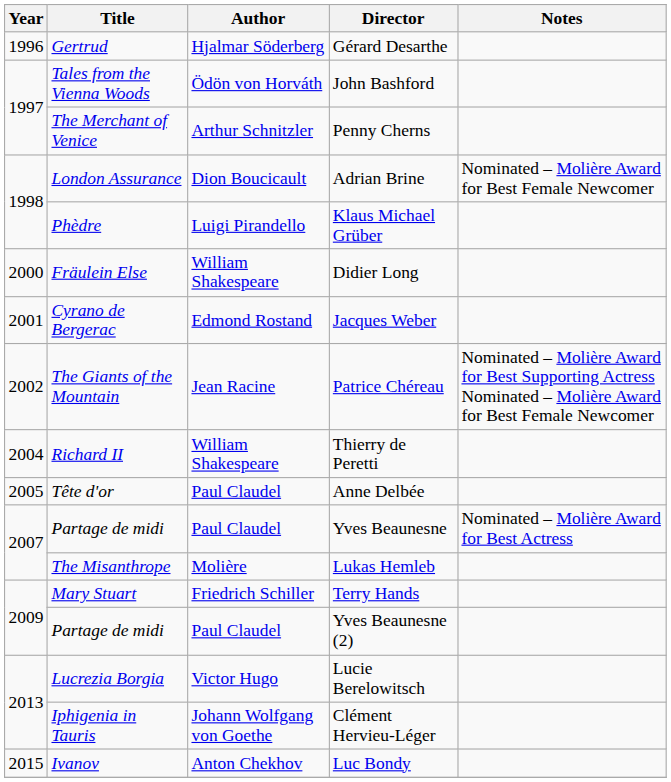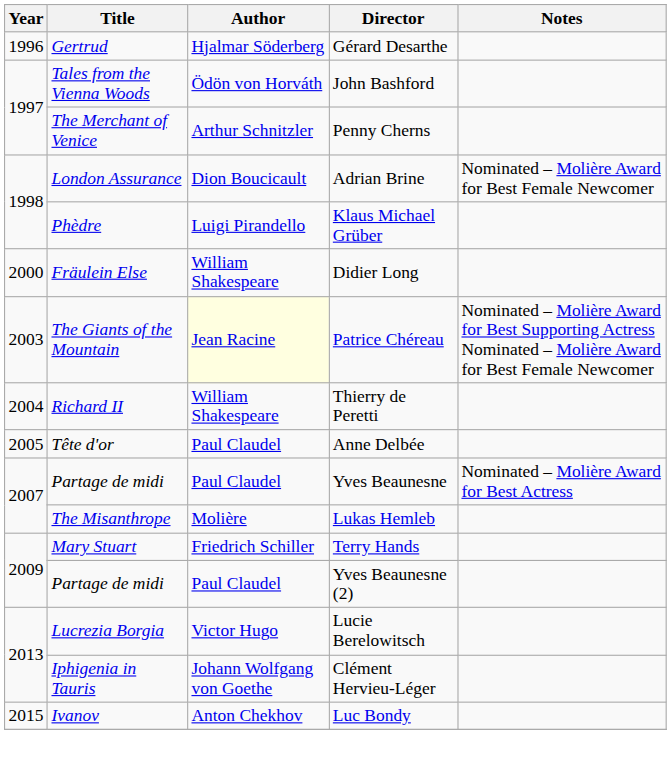- row: (385, 319)
(26, 386) 2002 -> (26, 339) 2003
(233, 386) no background -> (233, 339) lightyellow background
